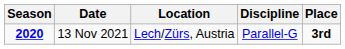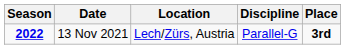(29, 34) 2020 -> (29, 34) 2022
